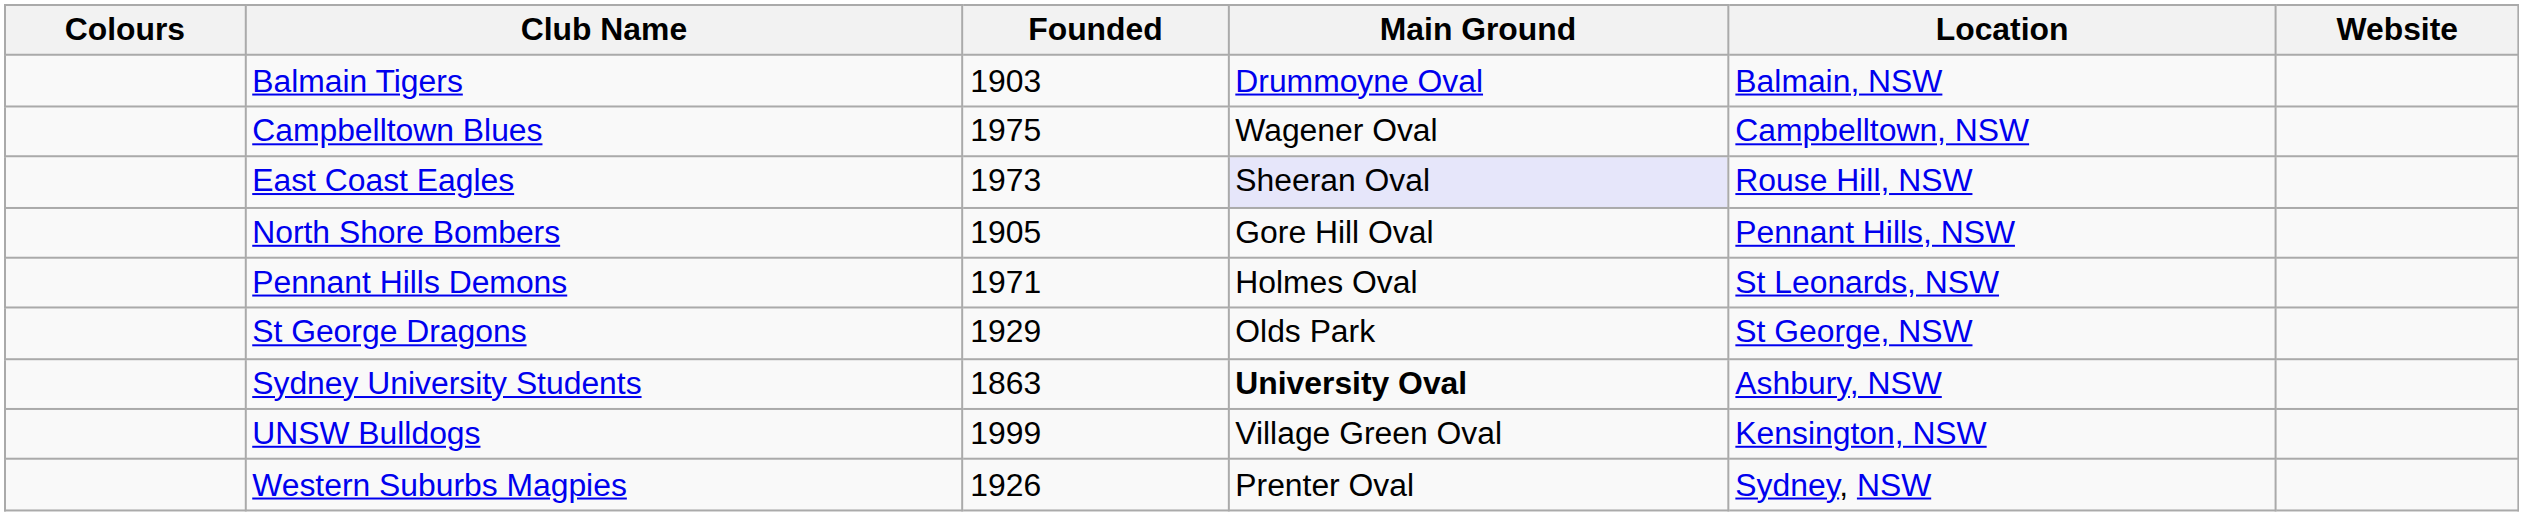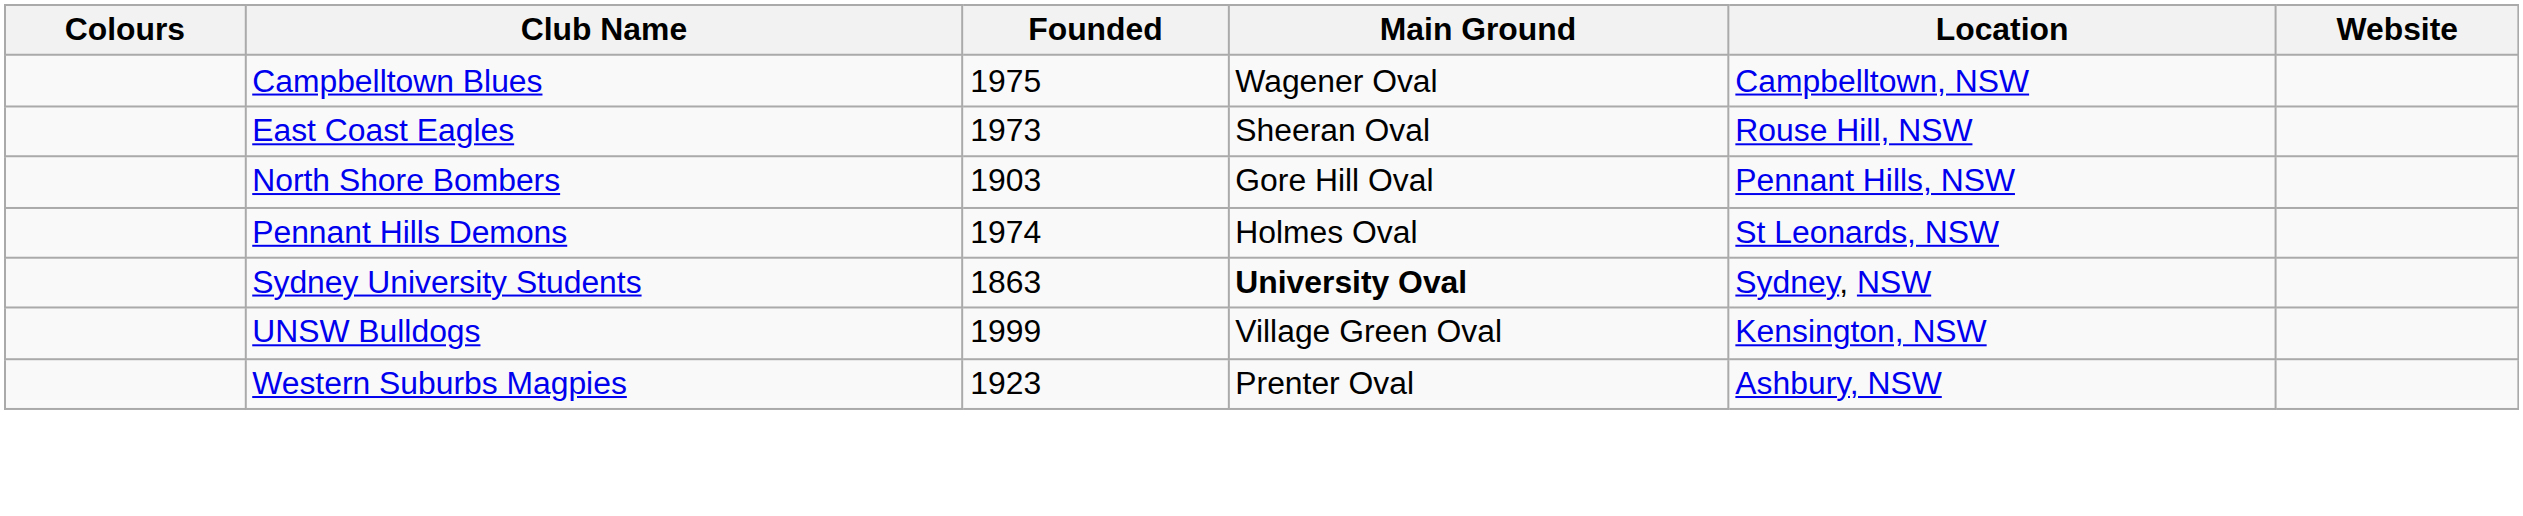- row: (358, 80)
(1333, 181) lavender background -> (1333, 130) no background
(1006, 231) 1905 -> (1006, 181) 1903
(1006, 282) 1971 -> (1006, 231) 1974
- row: (389, 332)
(1839, 383) Ashbury, NSW -> (1833, 282) Sydney, NSW
(1006, 484) 1926 -> (1006, 383) 1923
(1833, 484) Sydney, NSW -> (1839, 383) Ashbury, NSW
